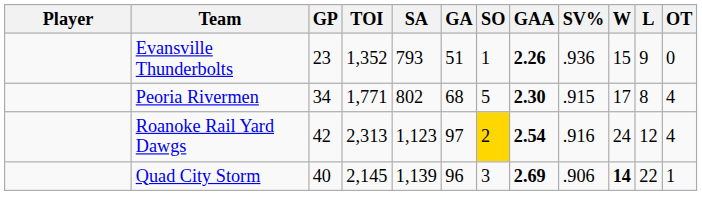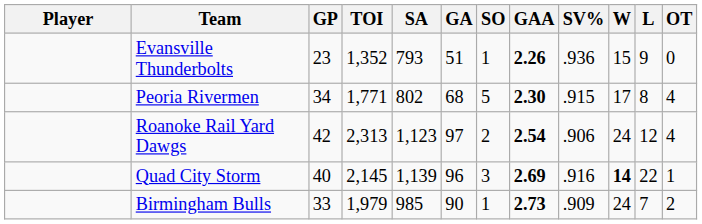(486, 136) gold background -> (486, 136) no background
(579, 136) .916 -> (579, 136) .906
(579, 175) .906 -> (579, 175) .916
+ row: (203, 204)
